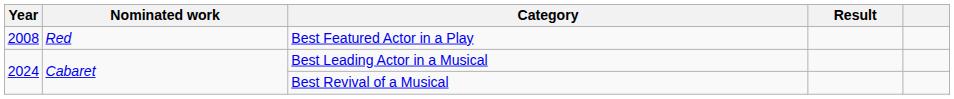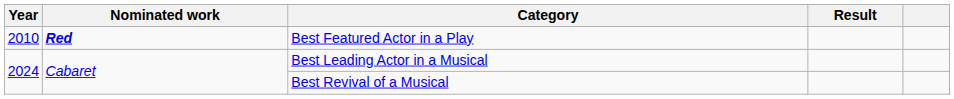(23, 37) 2008 -> (23, 37) 2010
(58, 37) normal -> (59, 37) bold
